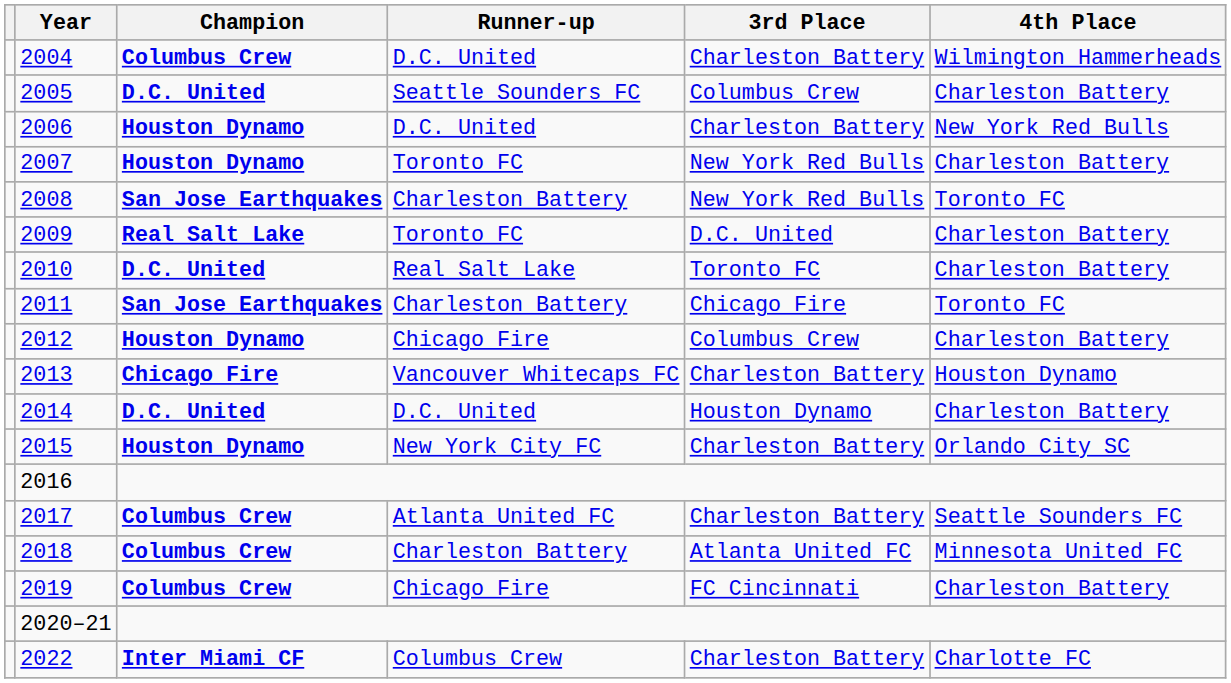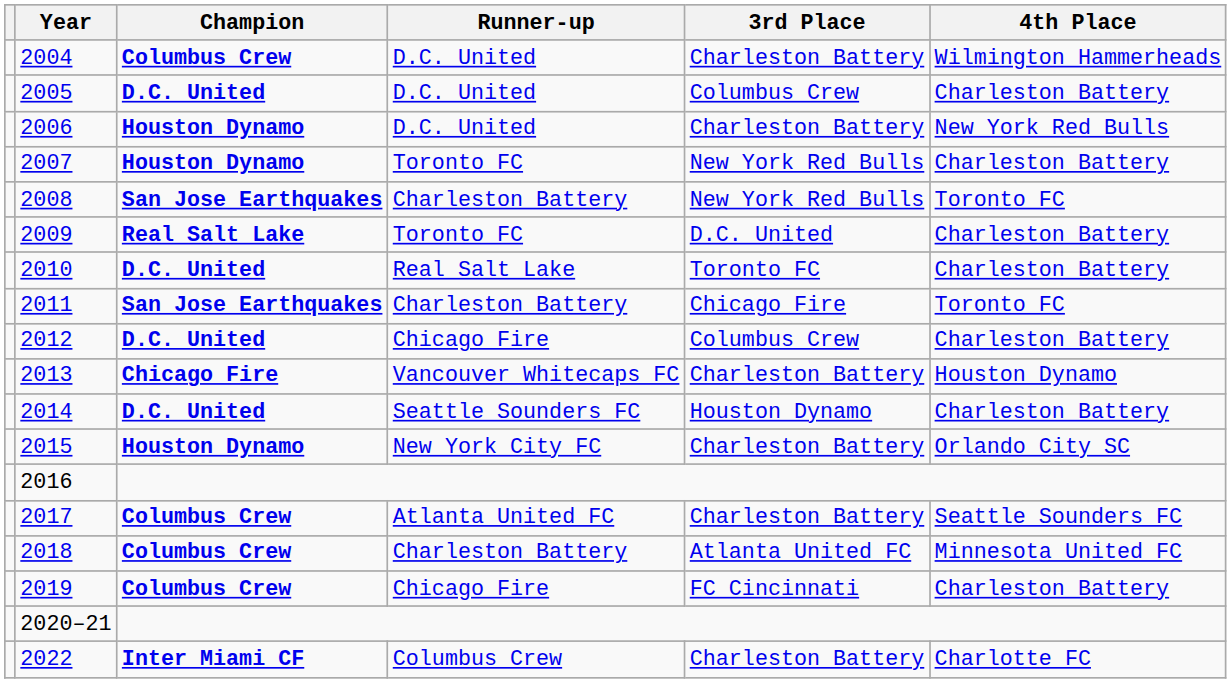(517, 93) Seattle Sounders FC -> (464, 93) D.C. United
(213, 341) Houston Dynamo -> (194, 341) D.C. United
(464, 412) D.C. United -> (517, 412) Seattle Sounders FC
